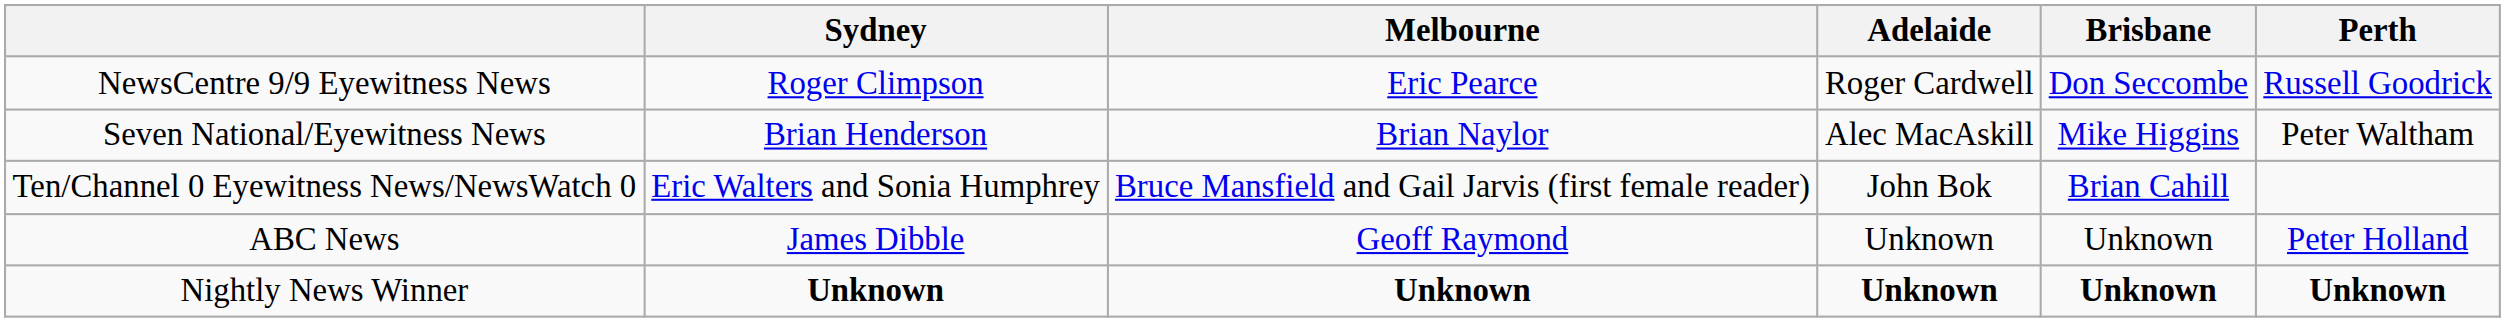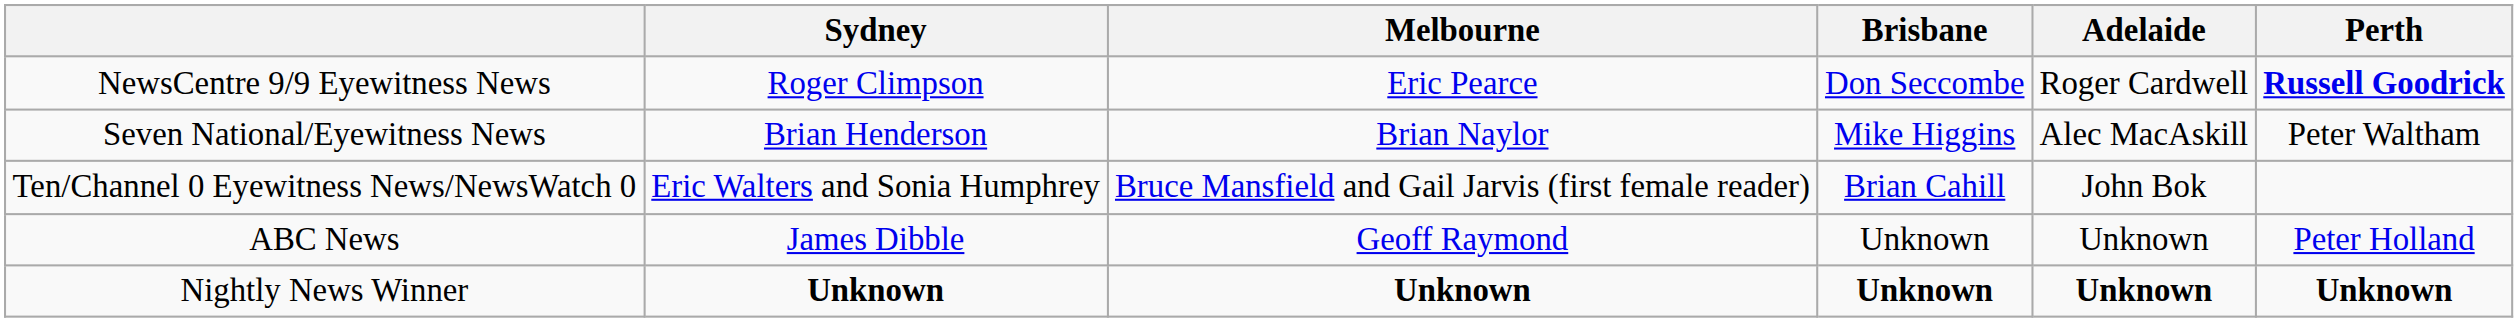columns swapped: (2148, 30) <-> (1929, 30)
(2378, 82) normal -> (2384, 82) bold
